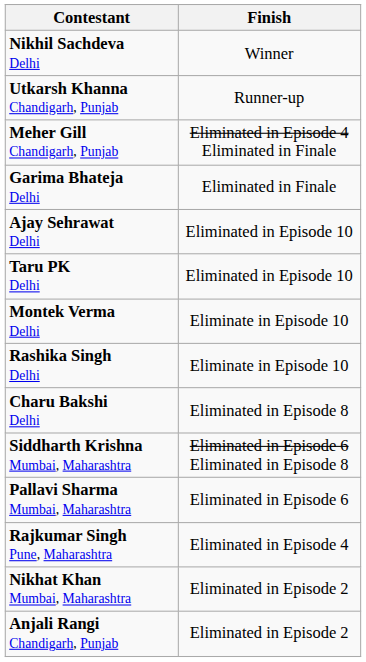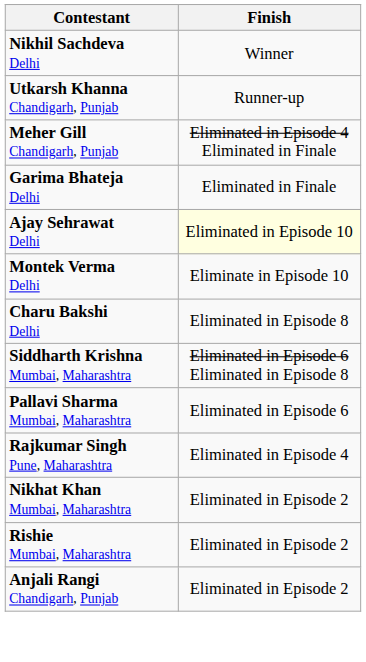(269, 231) no background -> (269, 231) lightyellow background
- row: (40, 276)
- row: (60, 365)
+ row: (70, 544)
